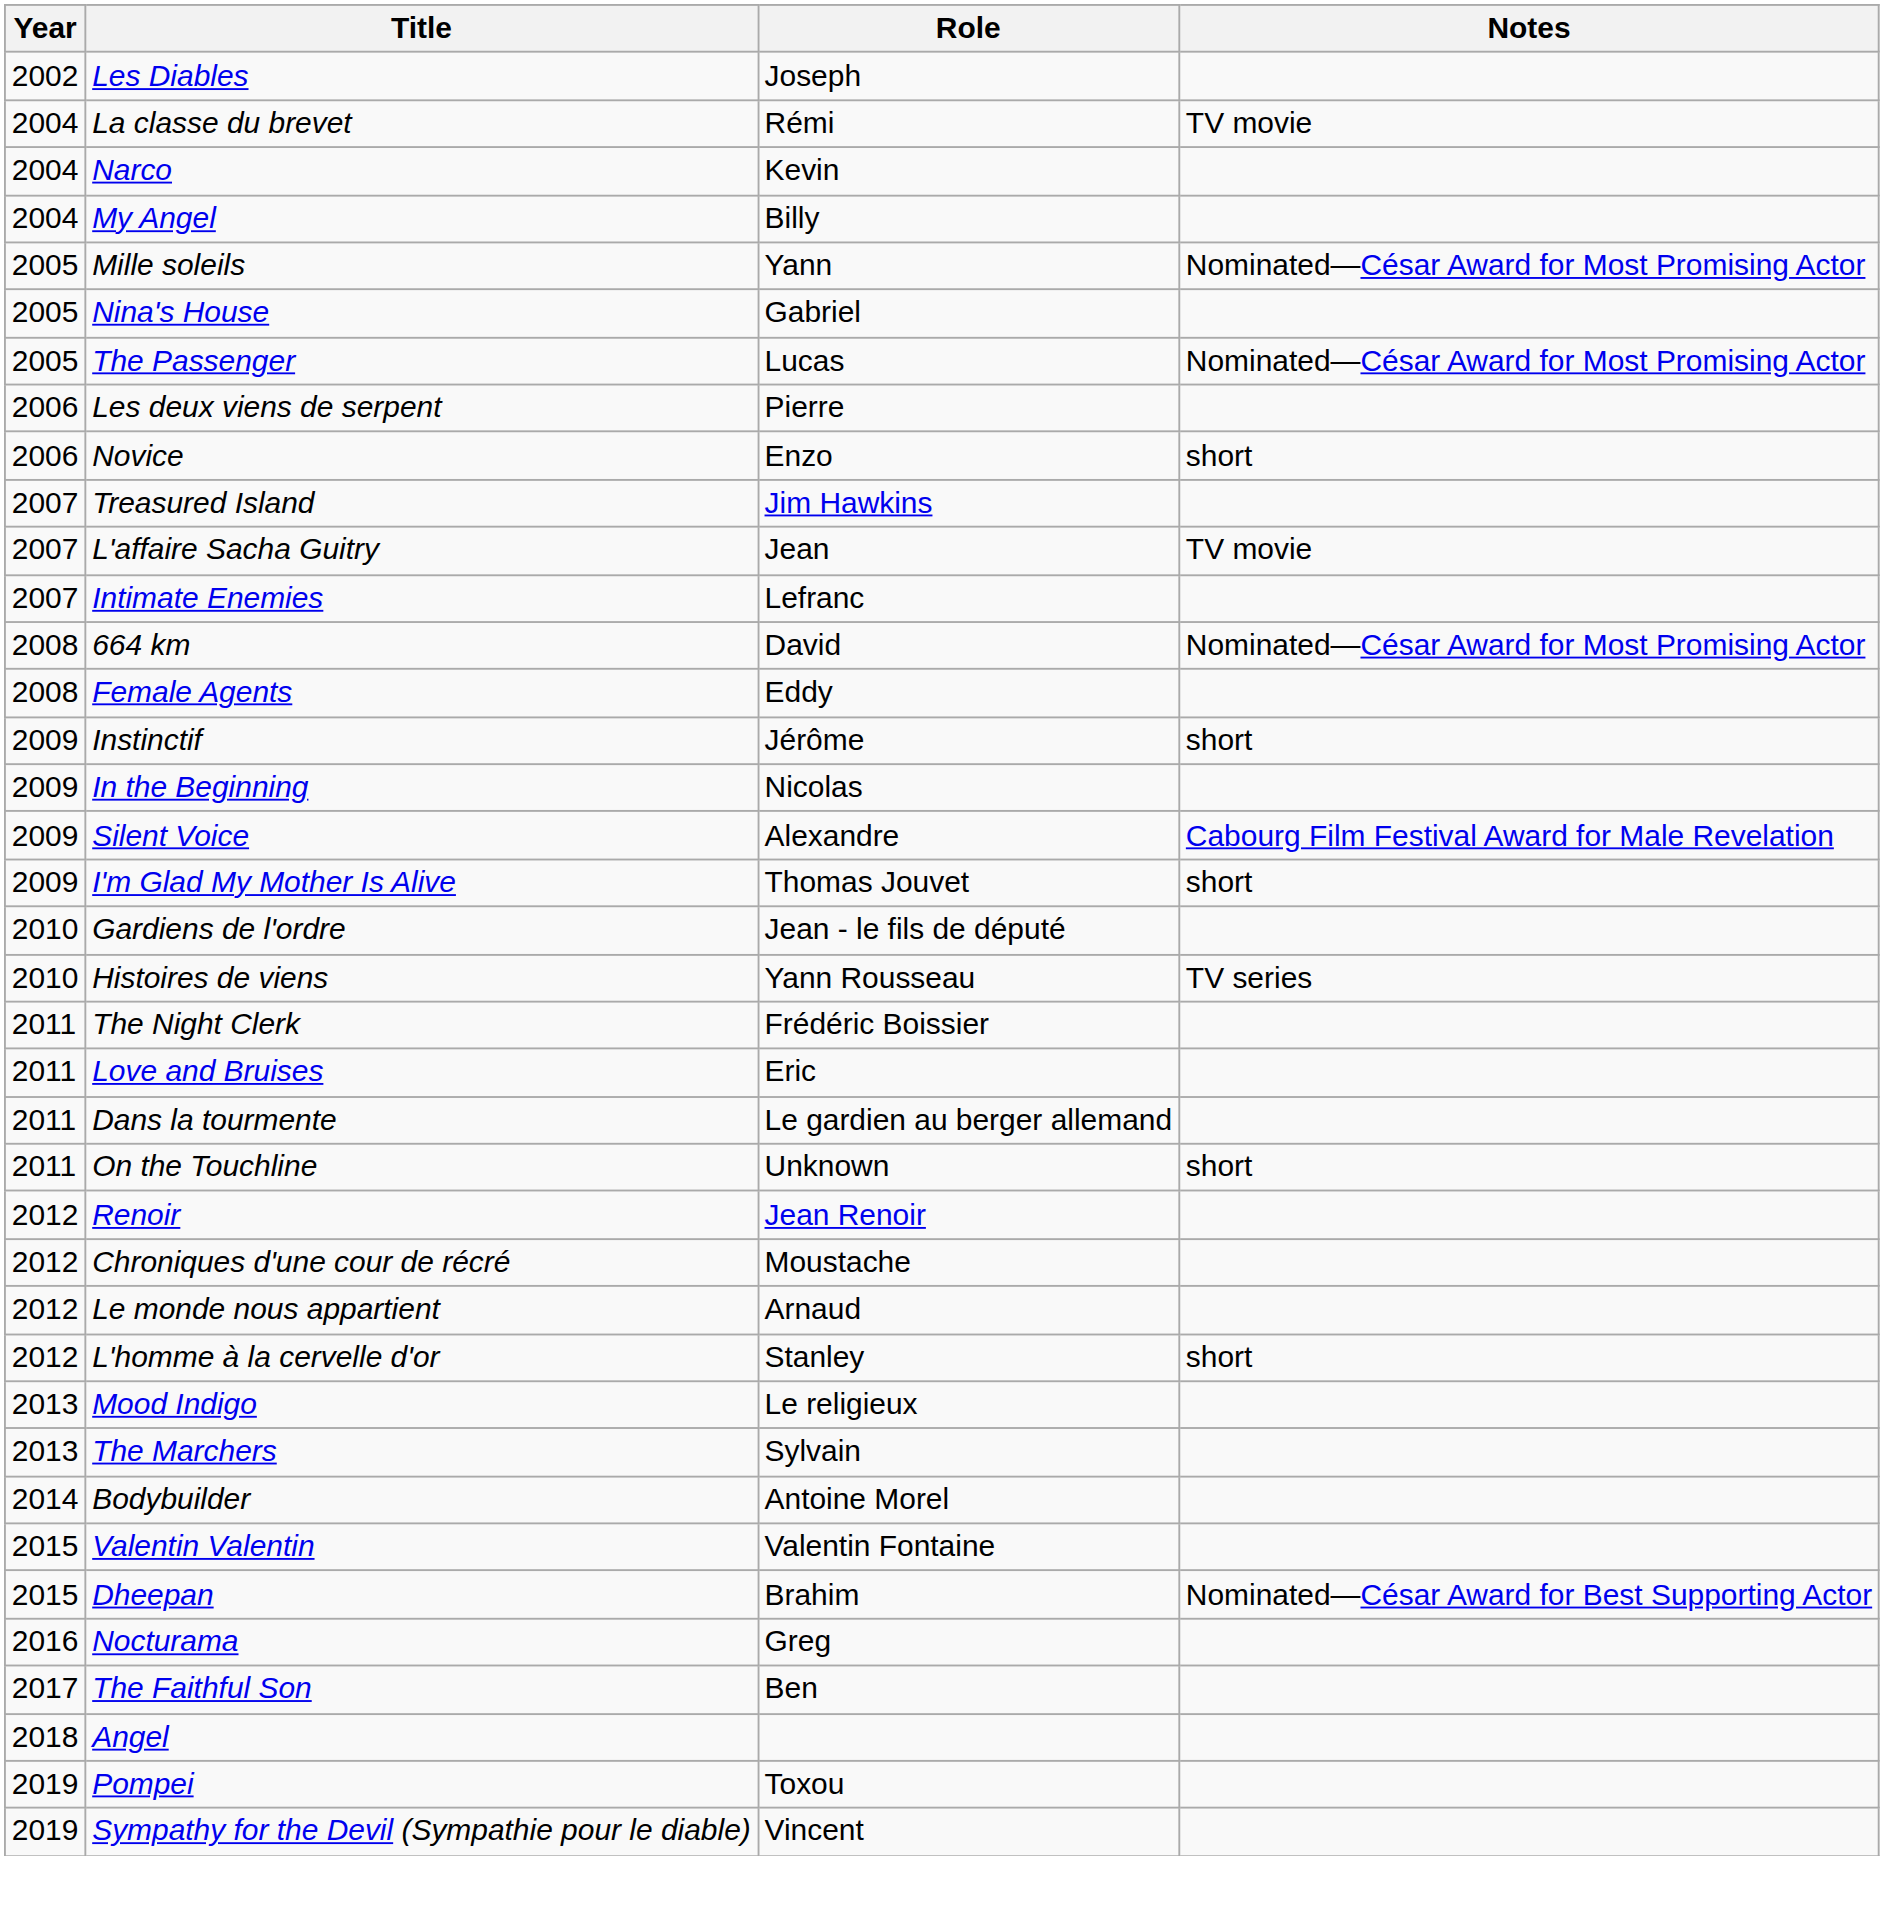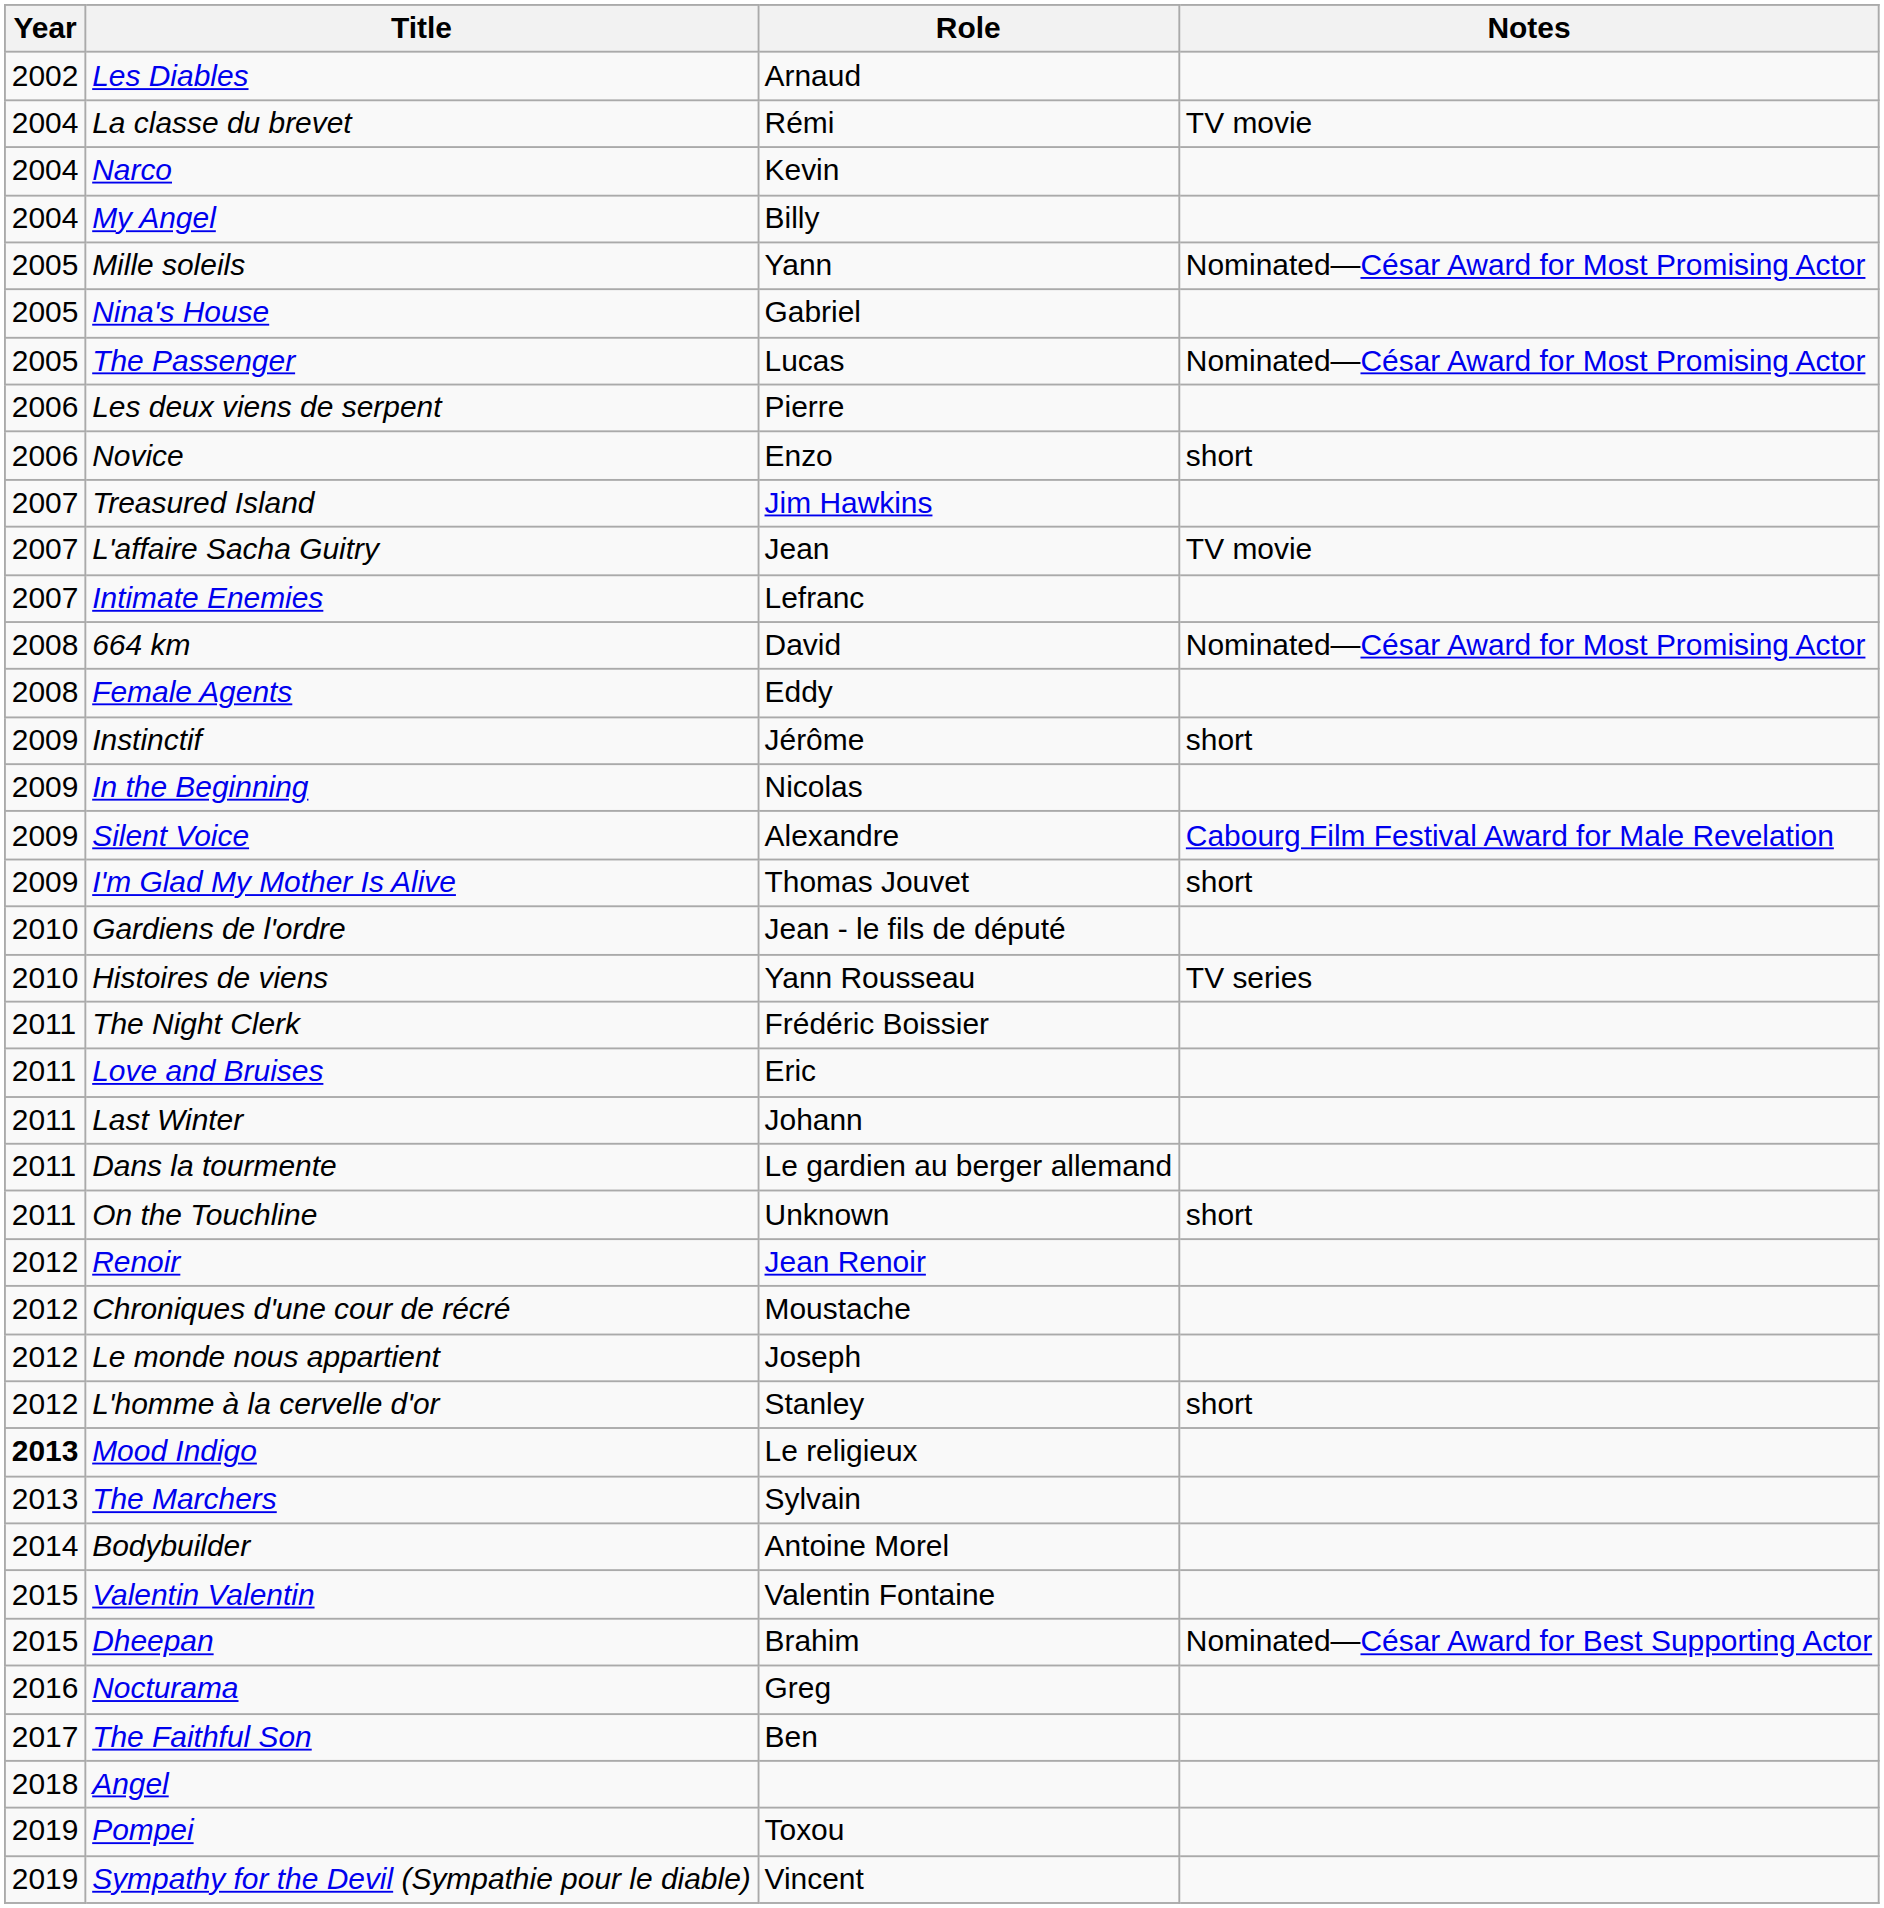(813, 75) Joseph -> (813, 75) Arnaud
+ row: (168, 1119)
(813, 1309) Arnaud -> (813, 1356) Joseph
(45, 1404) normal -> (45, 1451) bold
